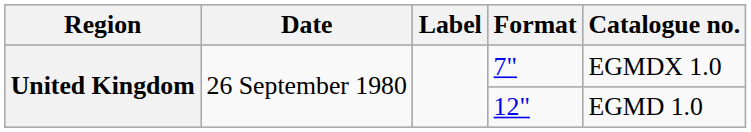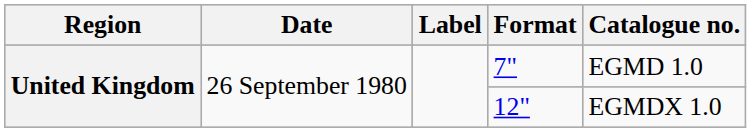(655, 65) EGMDX 1.0 -> (646, 65) EGMD 1.0
(646, 106) EGMD 1.0 -> (655, 106) EGMDX 1.0
